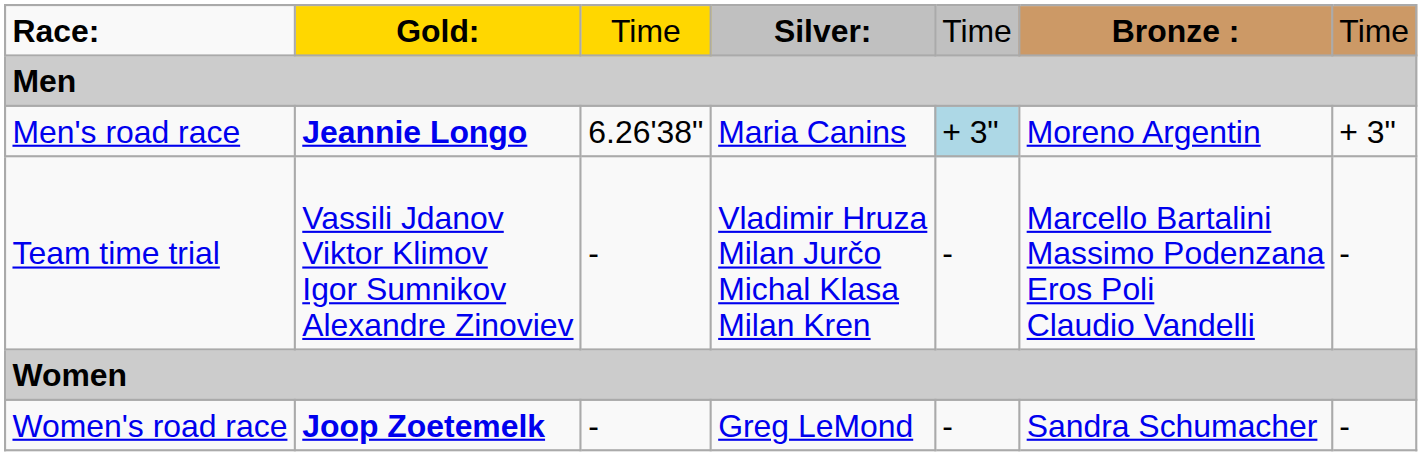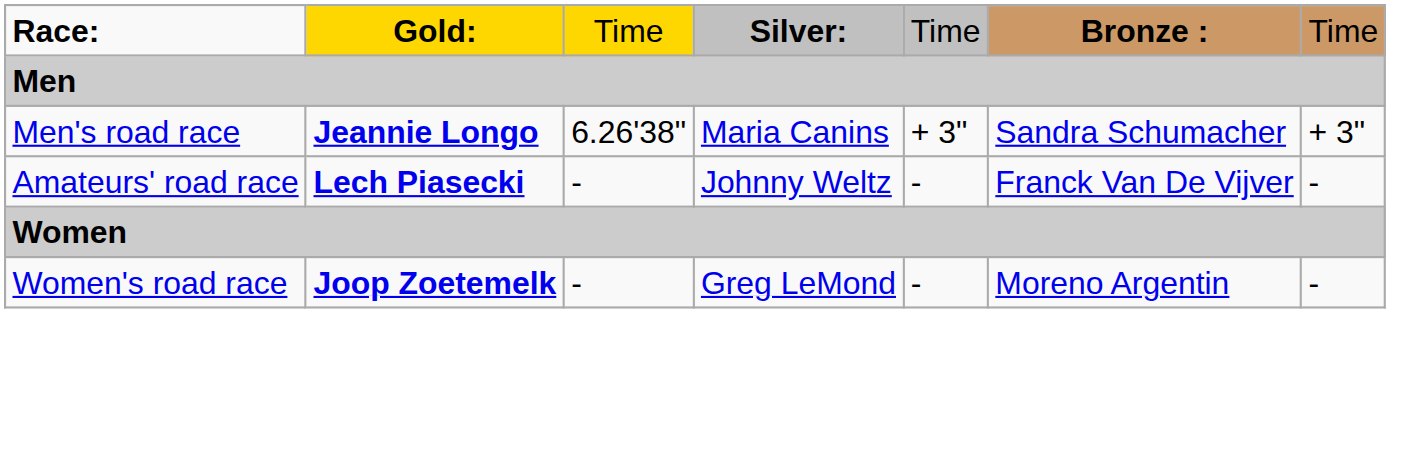(970, 132) lightblue background -> (939, 132) no background
(1144, 132) Moreno Argentin -> (1141, 132) Sandra Schumacher
+ row: (156, 182)
- row: (116, 253)
(1172, 426) Sandra Schumacher -> (1112, 283) Moreno Argentin
